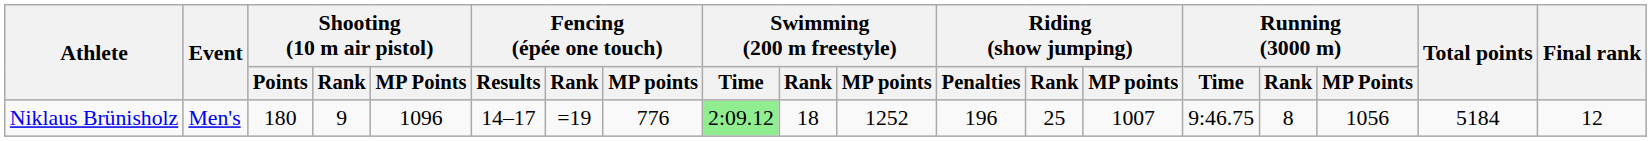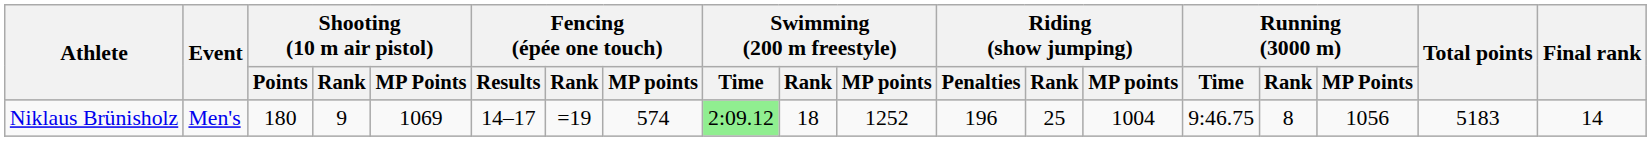(421, 118) 1096 -> (421, 118) 1069
(653, 118) 776 -> (653, 118) 574
(1133, 118) 1007 -> (1133, 118) 1004
(1478, 118) 5184 -> (1478, 118) 5183
(1592, 118) 12 -> (1592, 118) 14
